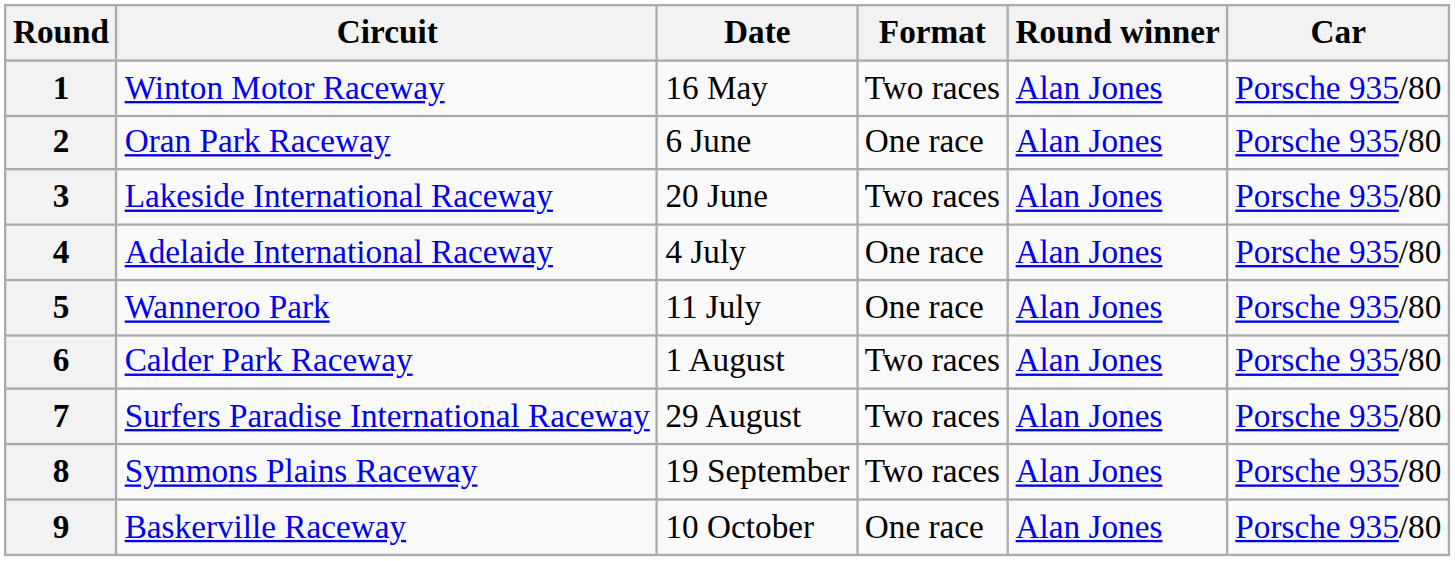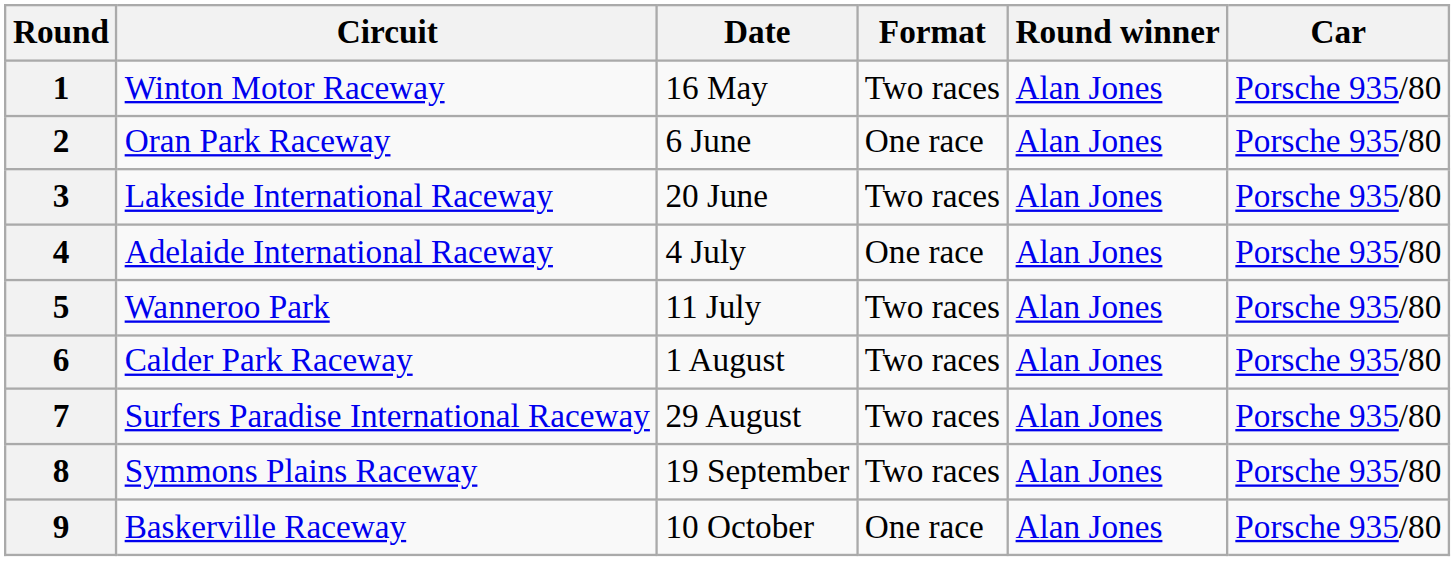(924, 306) One race -> (932, 306) Two races
